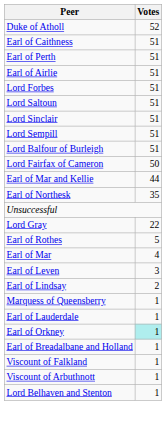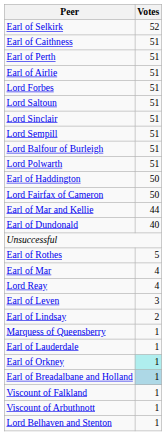- row: (35, 27)
+ row: (35, 27)
+ row: (34, 164)
+ row: (44, 179)
+ row: (42, 225)
- row: (39, 194)
- row: (27, 225)
+ row: (27, 286)
(157, 347) no background -> (157, 377) lightblue background
